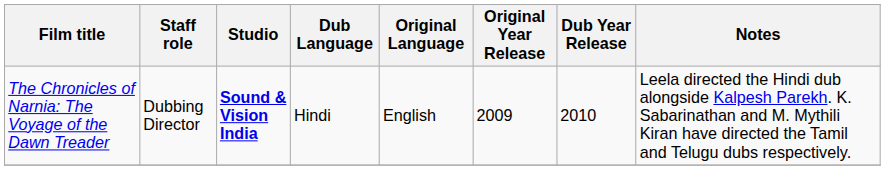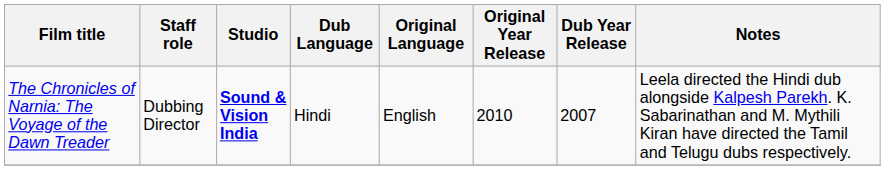(494, 115) 2009 -> (494, 115) 2010
(578, 115) 2010 -> (578, 115) 2007
